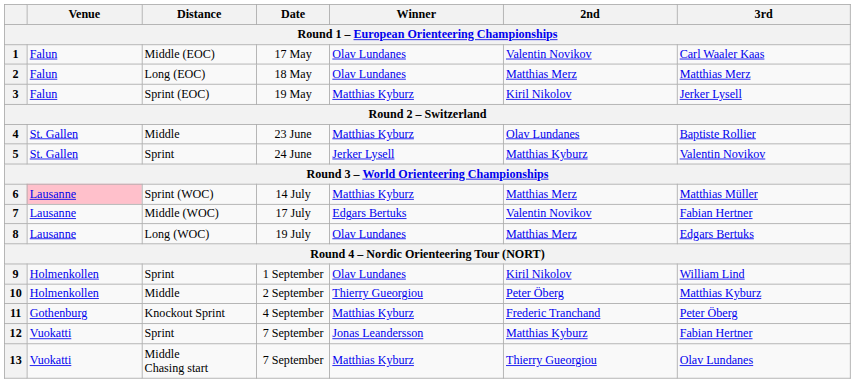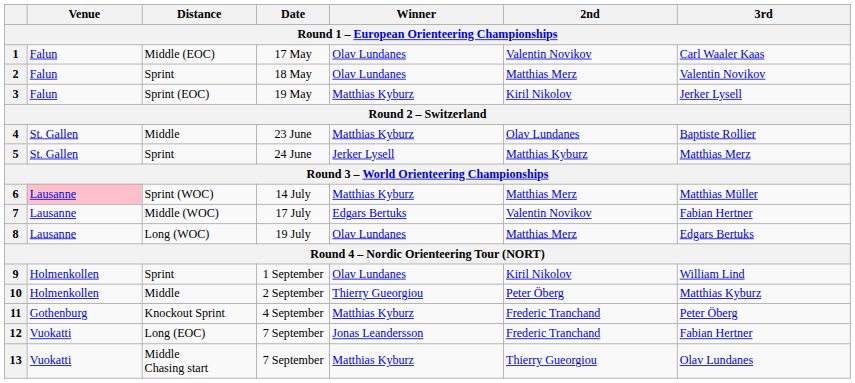(175, 74) Long (EOC) -> (159, 74) Sprint
(715, 74) Matthias Merz -> (722, 74) Valentin Novikov
(722, 154) Valentin Novikov -> (715, 154) Matthias Merz
(159, 334) Sprint -> (175, 334) Long (EOC)
(547, 334) Matthias Kyburz -> (553, 334) Frederic Tranchand
